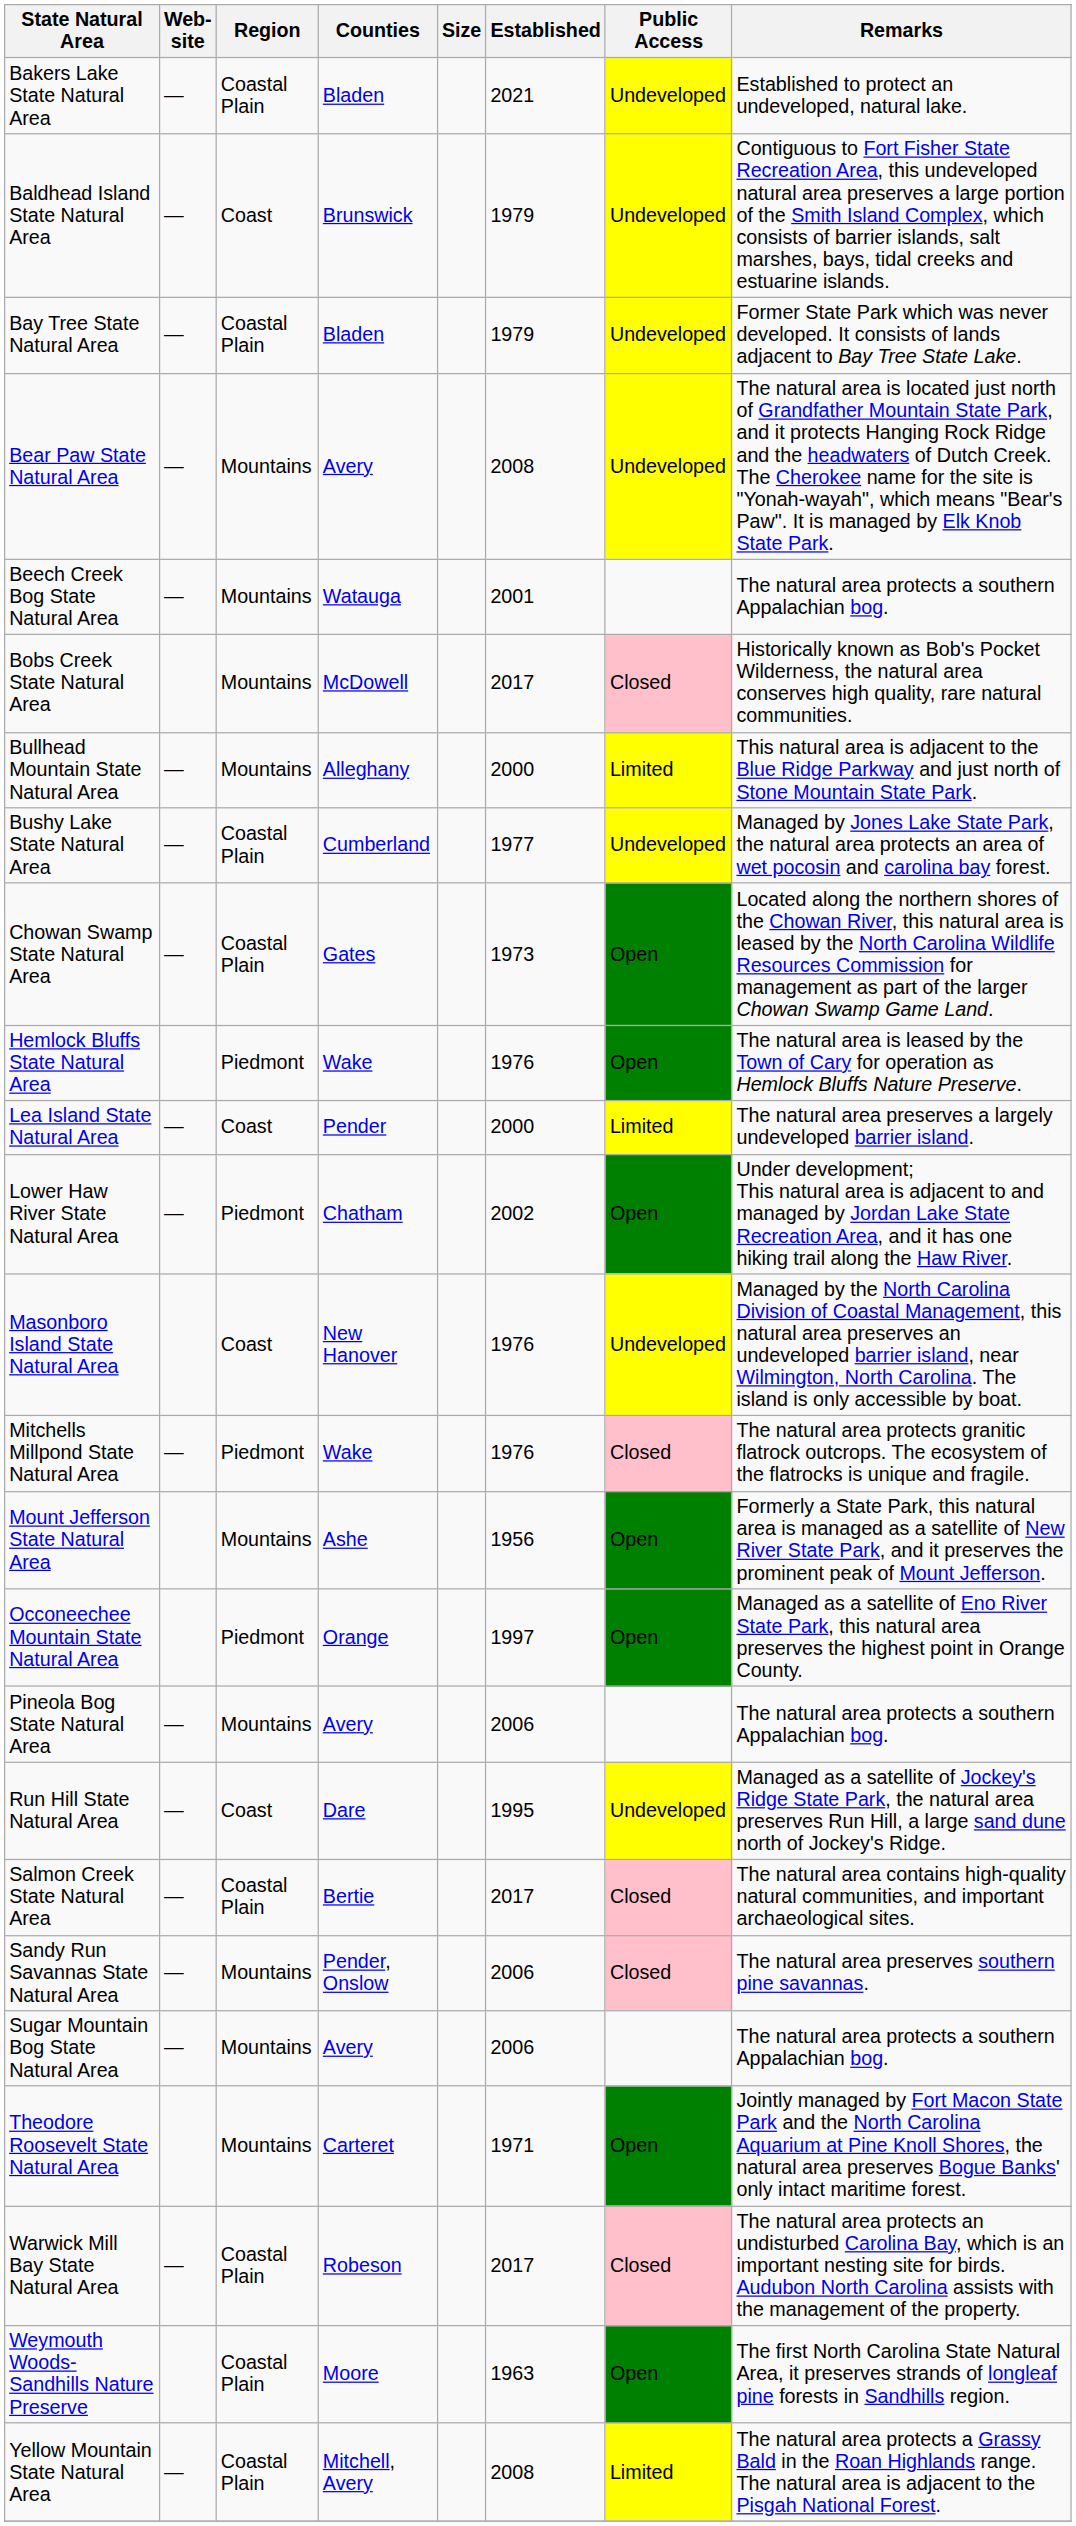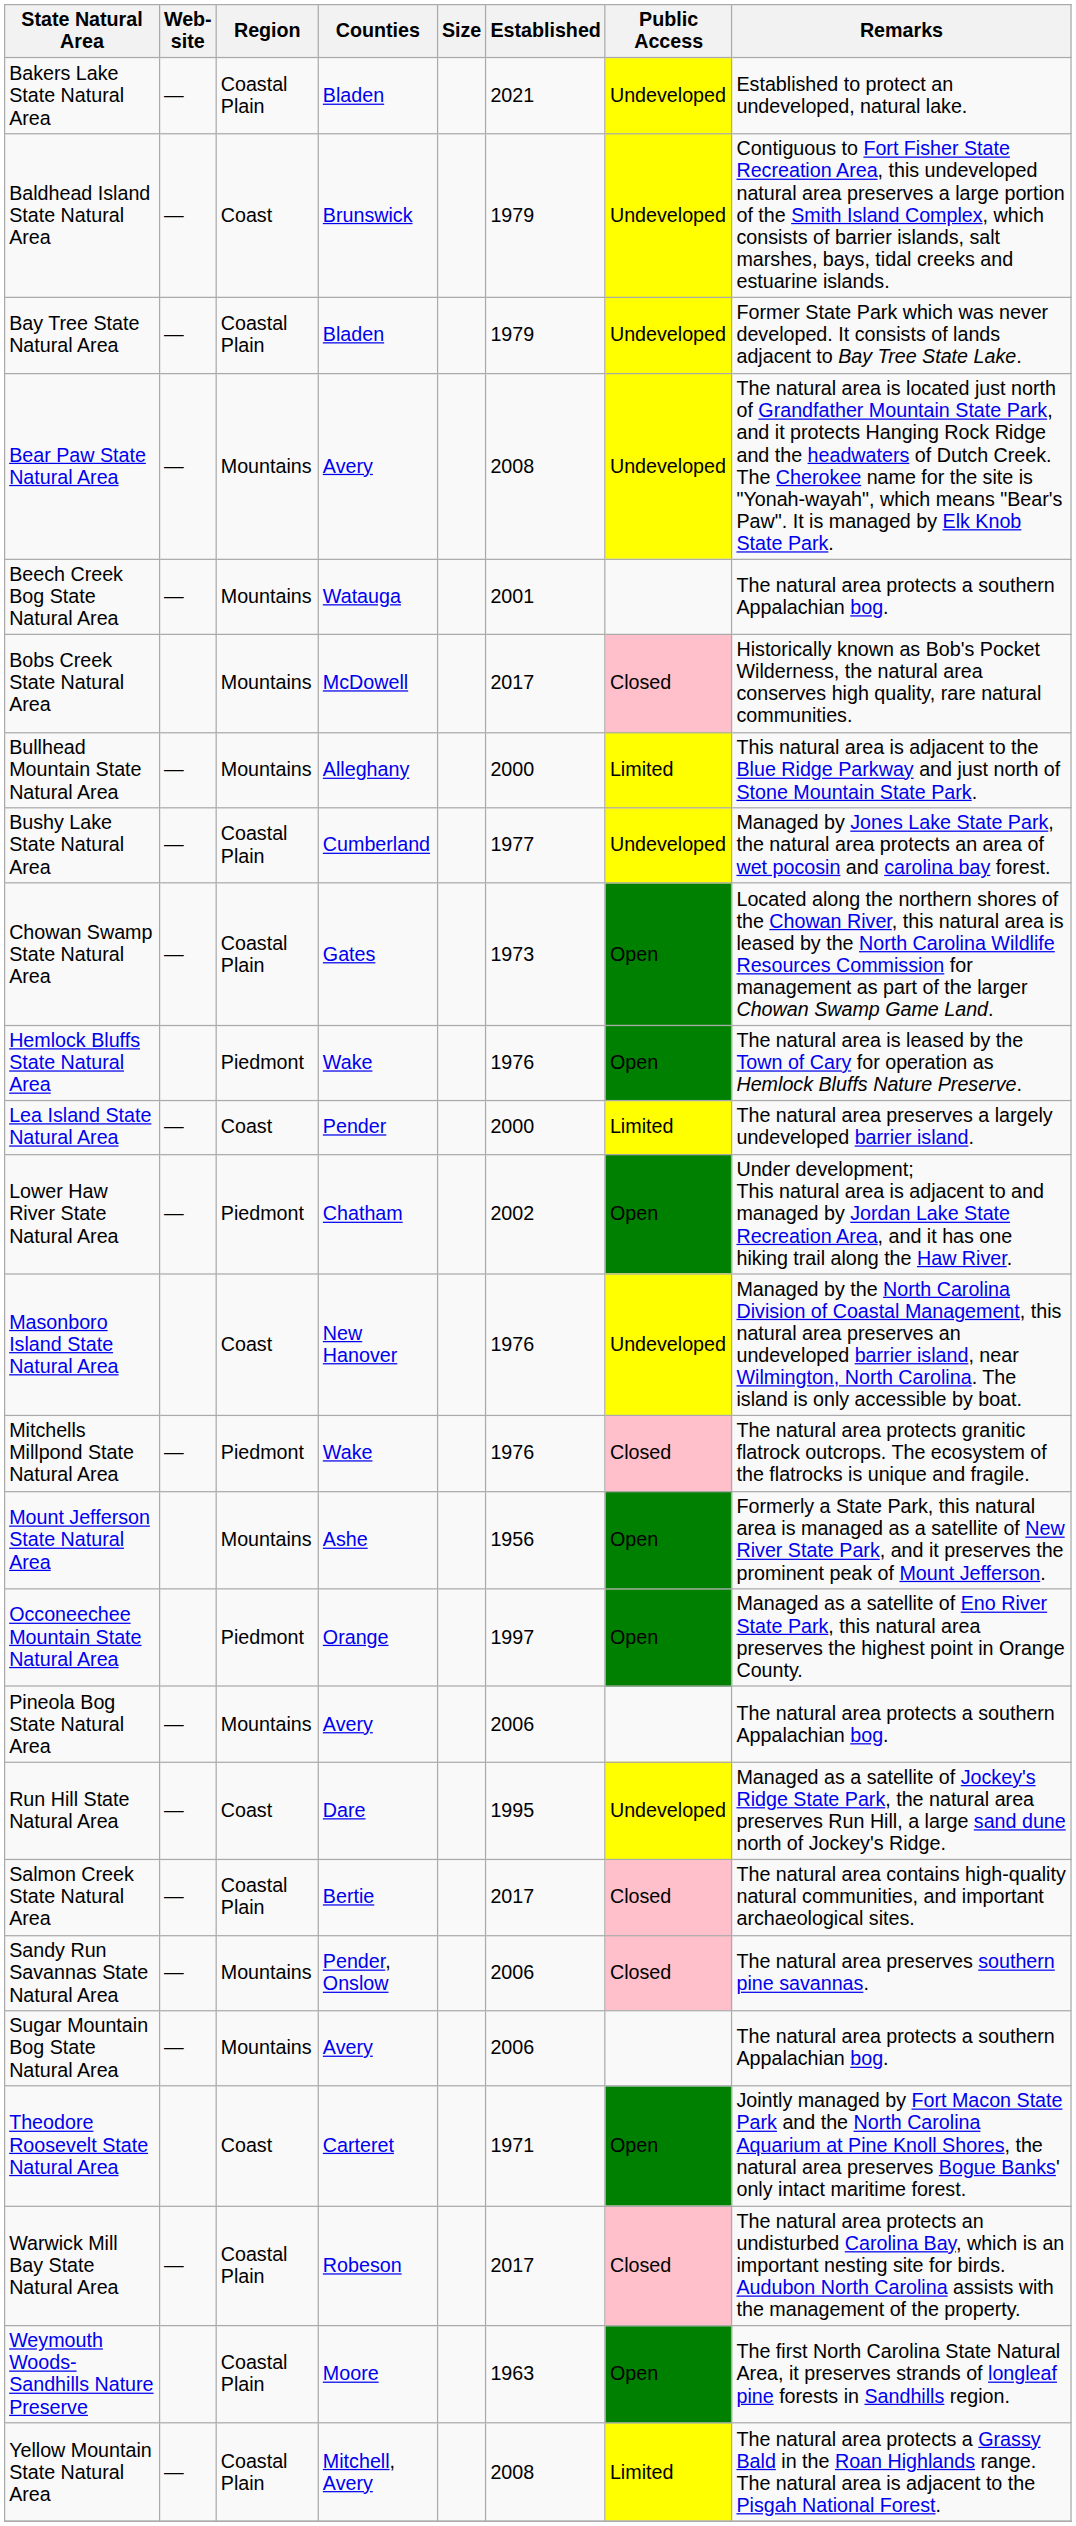(266, 2145) Mountains -> (246, 2145) Coast
